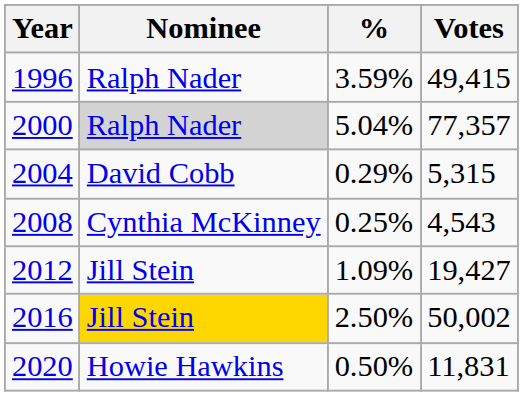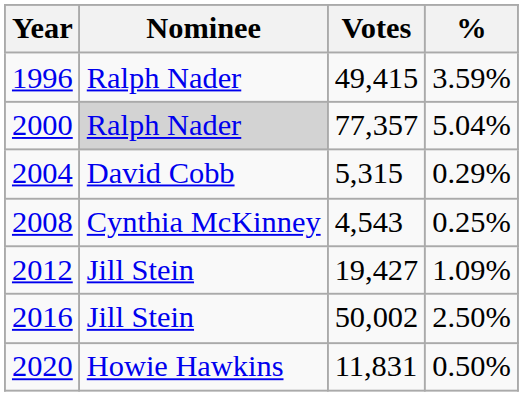columns swapped: (469, 28) <-> (374, 28)
(140, 317) gold background -> (140, 317) no background
